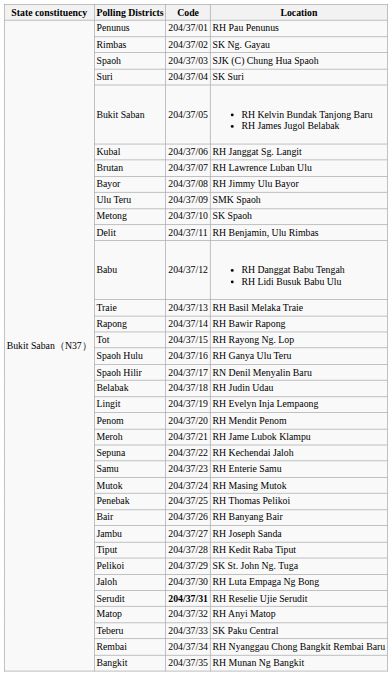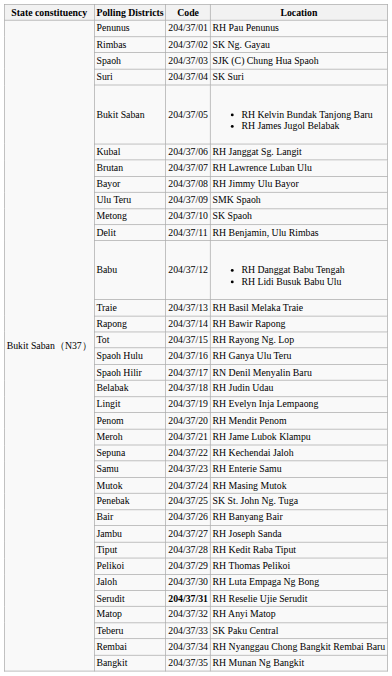(251, 501) RH Thomas Pelikoi -> (255, 501) SK St. John Ng. Tuga
(255, 565) SK St. John Ng. Tuga -> (251, 565) RH Thomas Pelikoi
